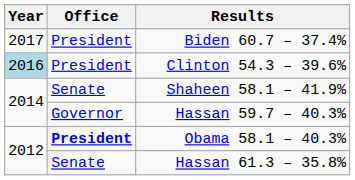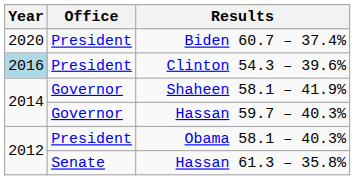(26, 41) 2017 -> (26, 41) 2020
(78, 90) Senate -> (87, 90) Governor
(92, 139) bold -> (92, 139) normal
